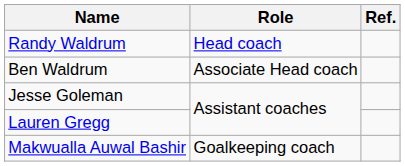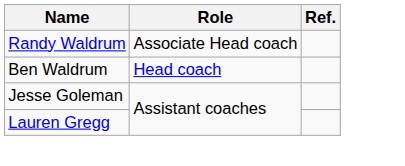(238, 43) Head coach -> (215, 43) Associate Head coach
(276, 69) Associate Head coach -> (177, 69) Head coach
- row: (97, 148)
